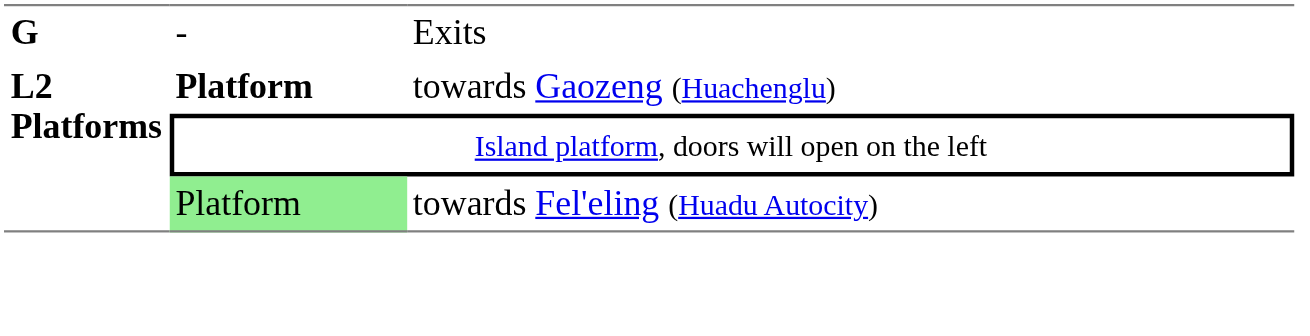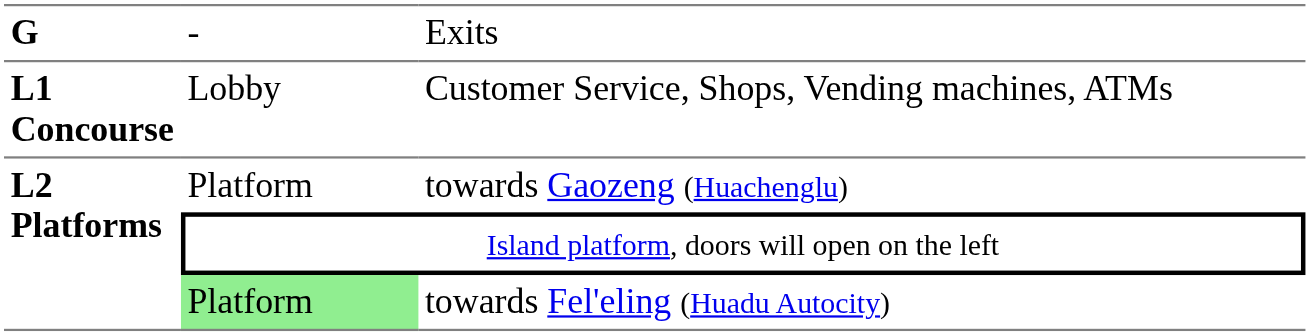+ row: (799, 88)
(244, 86) bold -> (250, 184) normal
